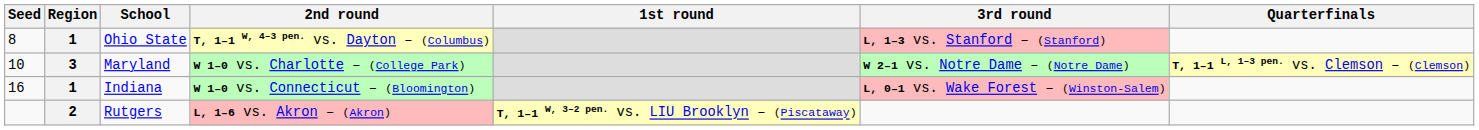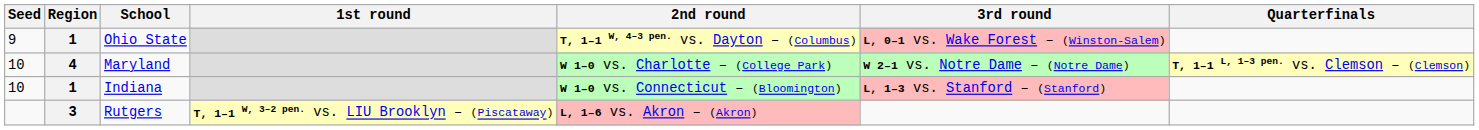columns swapped: (677, 16) <-> (342, 16)
(12, 40) 8 -> (12, 40) 9
(985, 40) L, 1–3 vs. Stanford – (Stanford) -> (1014, 40) L, 0–1 vs. Wake Forest – (Winston-Salem)
(73, 64) 3 -> (73, 64) 4
(16, 88) 16 -> (16, 88) 10
(1014, 88) L, 0–1 vs. Wake Forest – (Winston-Salem) -> (985, 88) L, 1–3 vs. Stanford – (Stanford)
(73, 112) 2 -> (73, 112) 3
